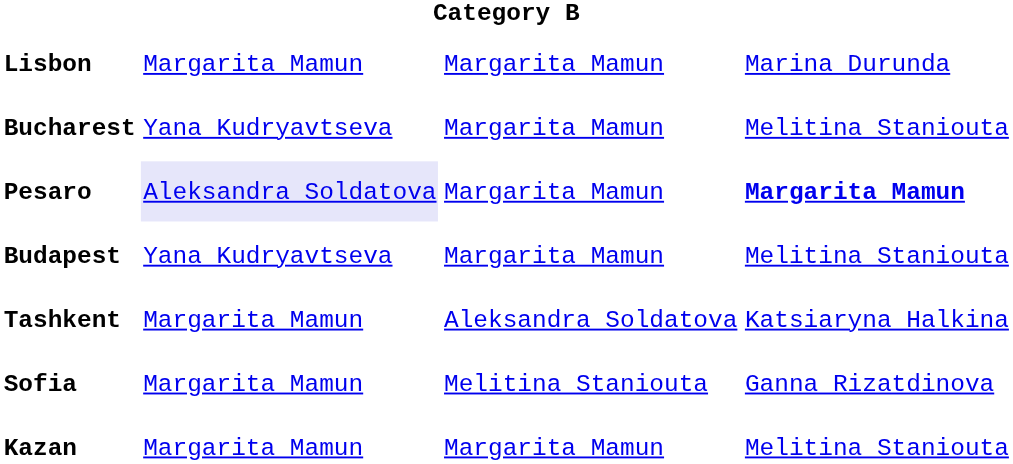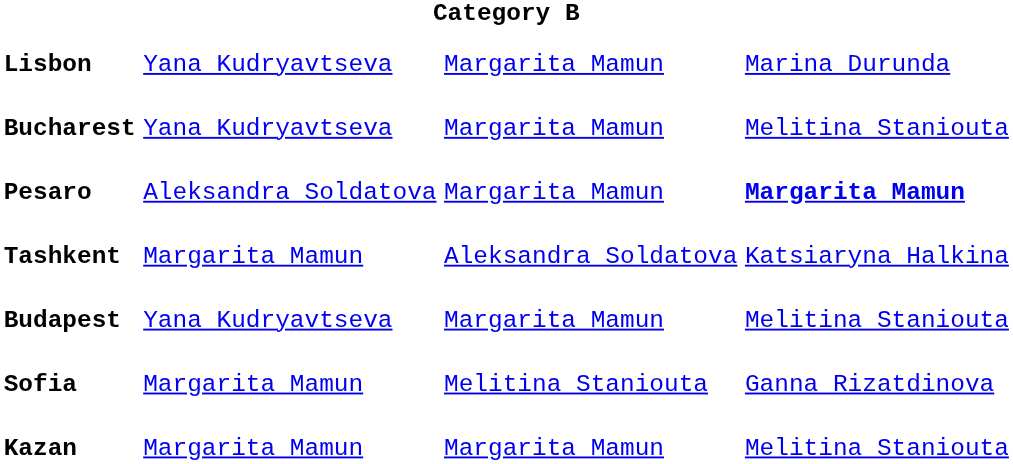(253, 64) Margarita Mamun -> (268, 64) Yana Kudryavtseva
(290, 191) lavender background -> (290, 191) no background
rows swapped: (62, 319) <-> (62, 255)
